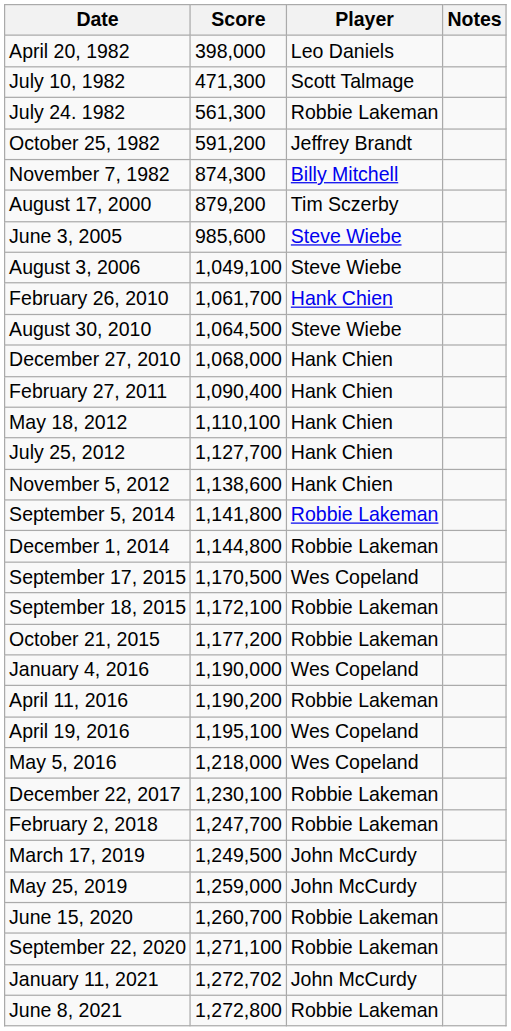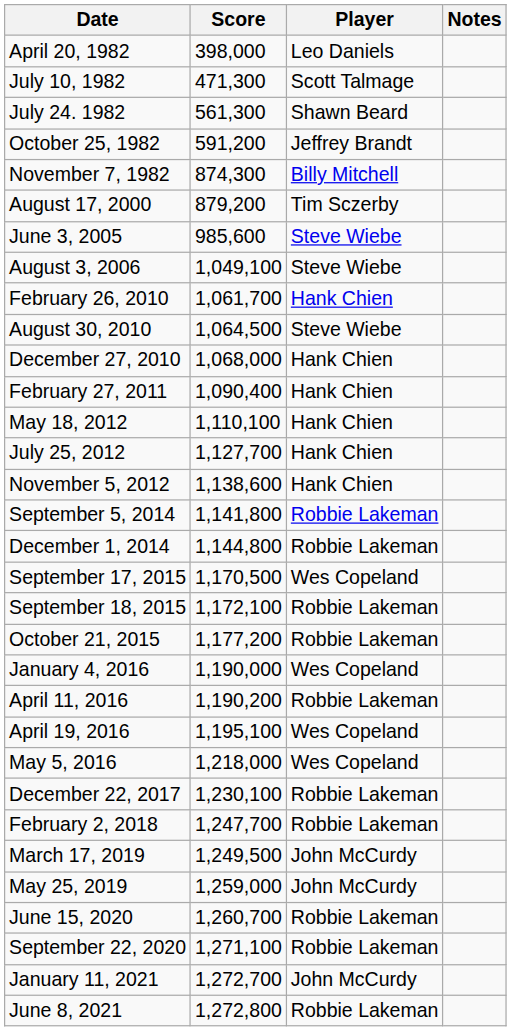(365, 112) Robbie Lakeman -> (349, 112) Shawn Beard
(238, 979) 1,272,702 -> (238, 979) 1,272,700
